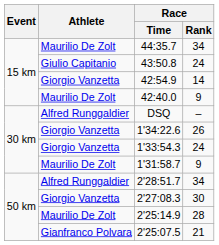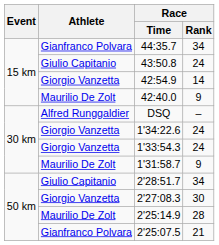(78, 47) Maurilio De Zolt -> (86, 47) Gianfranco Polvara
(199, 131) 26 -> (199, 131) 24
(85, 182) Alfred Runggaldier -> (78, 182) Giulio Capitanio
